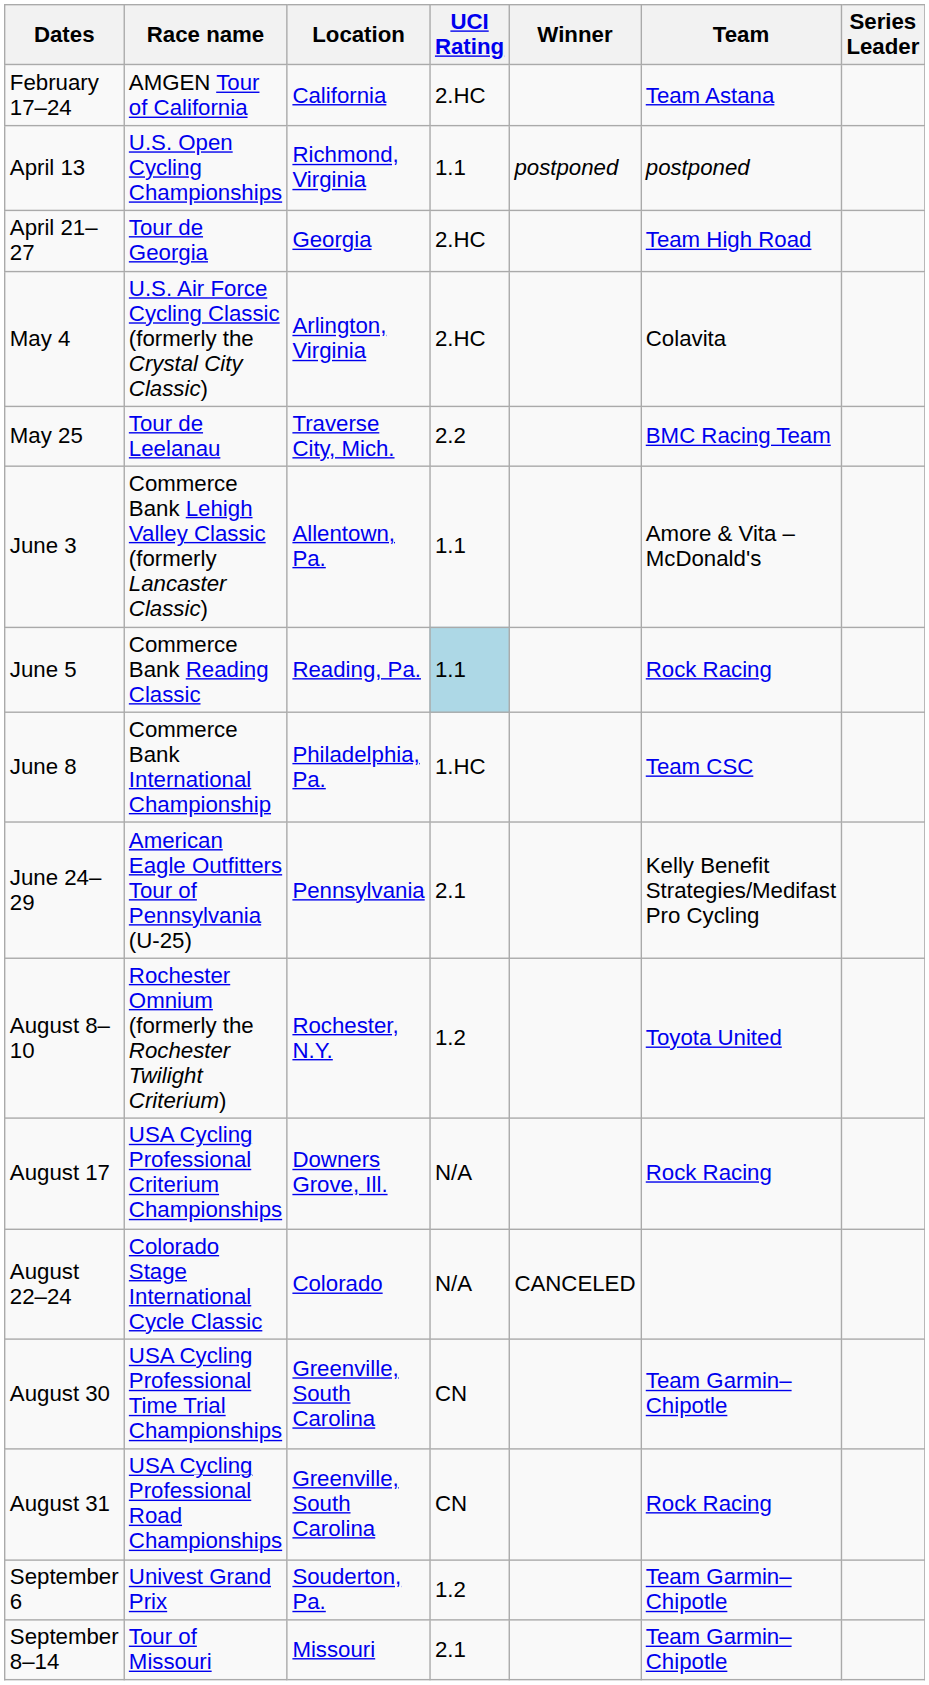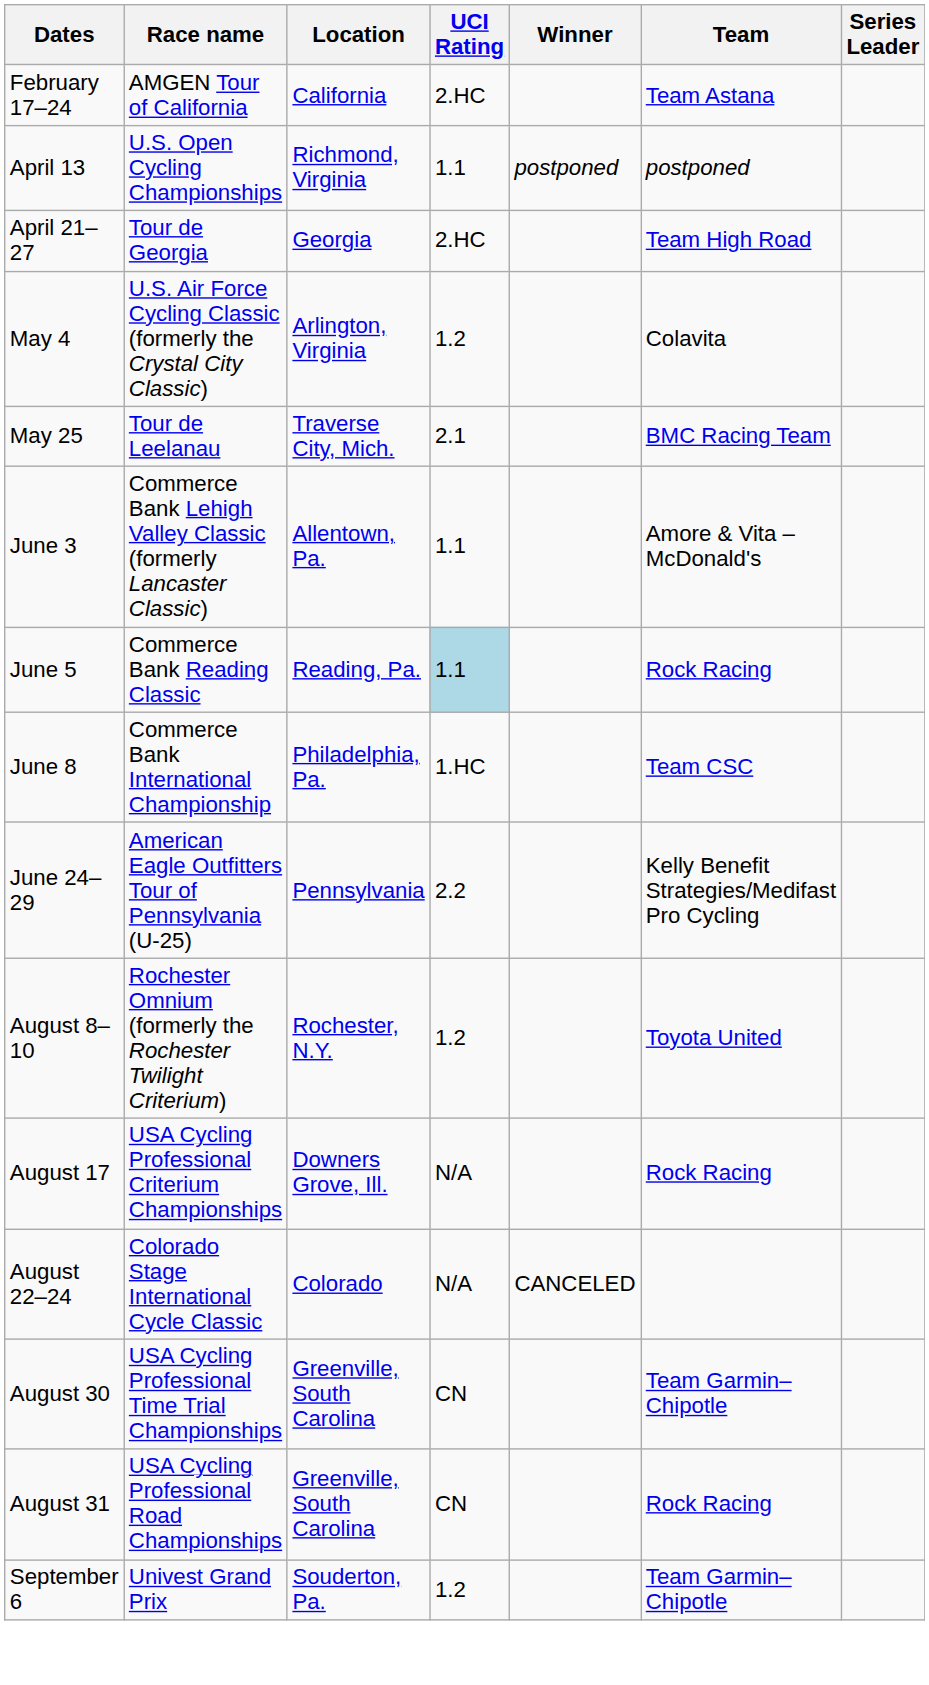(460, 338) 2.HC -> (450, 338) 1.2
(450, 436) 2.2 -> (450, 436) 2.1
(450, 890) 2.1 -> (450, 890) 2.2
- row: (64, 1649)
